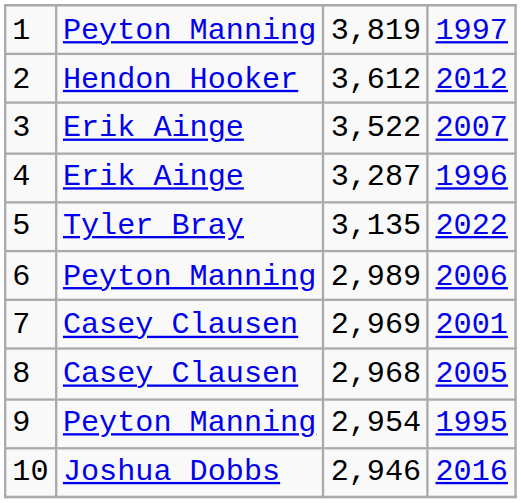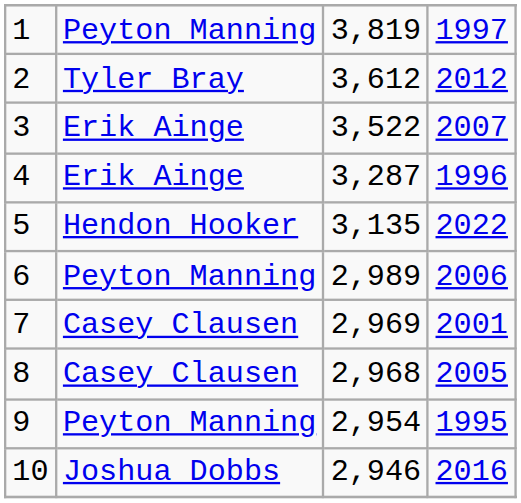(181, 79) Hendon Hooker -> (153, 79) Tyler Bray
(153, 226) Tyler Bray -> (181, 226) Hendon Hooker
